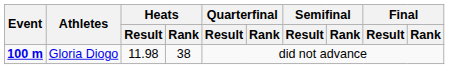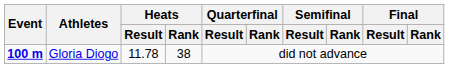(143, 54) 11.98 -> (143, 54) 11.78
